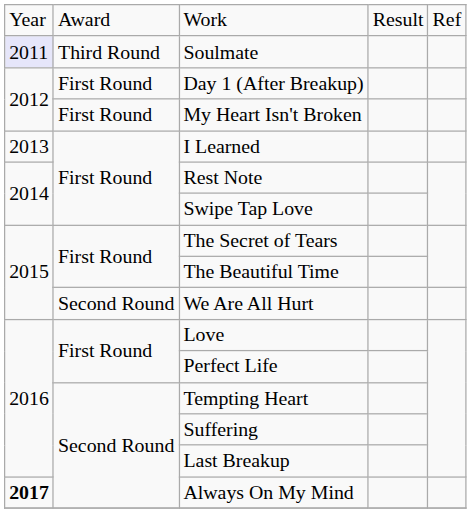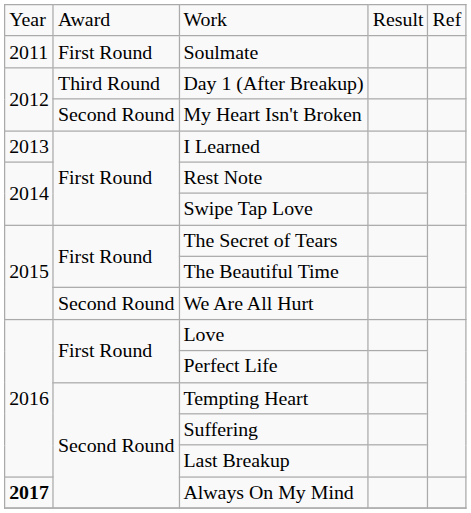(29, 51) lavender background -> (29, 51) no background
(109, 51) Third Round -> (105, 51) First Round
(105, 83) First Round -> (109, 83) Third Round
(105, 114) First Round -> (116, 114) Second Round
